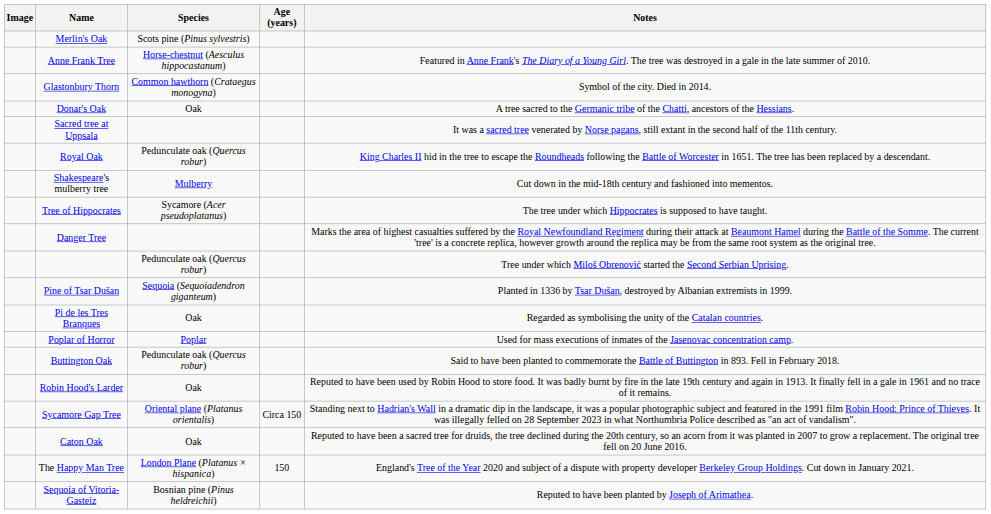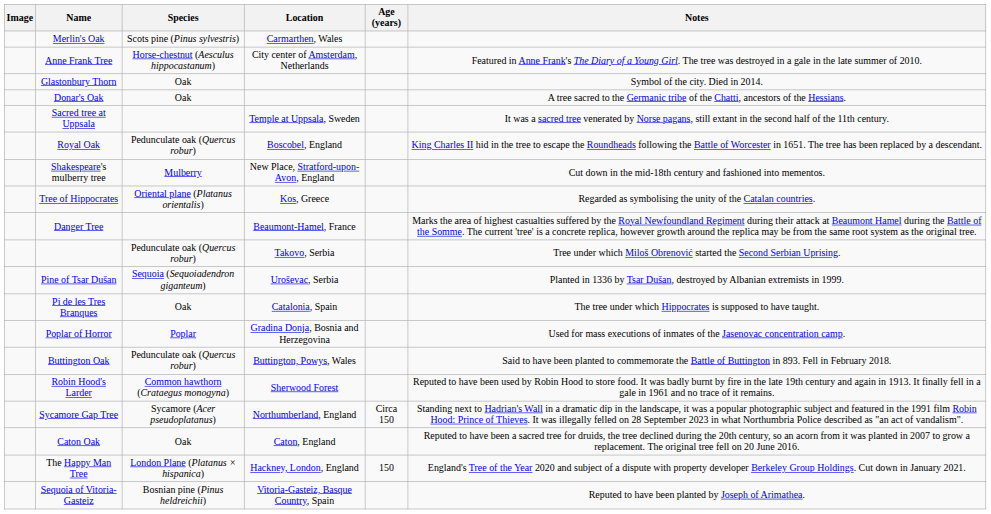+ column: (305, 17)
(193, 87) Common hawthorn (Crataegus monogyna) -> (183, 81) Oak
(193, 210) Sycamore (Acer pseudoplatanus) -> (183, 199) Oriental plane (Platanus orientalis)
(645, 210) The tree under which Hippocrates is supposed to have taught. -> (697, 199) Regarded as symbolising the unity of the Catalan countries.
(645, 318) Regarded as symbolising the unity of the Catalan countries. -> (697, 307) The tree under which Hippocrates is supposed to have taught.
(193, 387) Oak -> (183, 387) Common hawthorn (Crataegus monogyna)
(193, 414) Oriental plane (Platanus orientalis) -> (183, 414) Sycamore (Acer pseudoplatanus)
